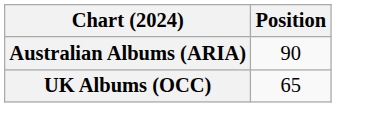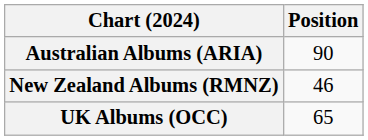+ row: (144, 85)
